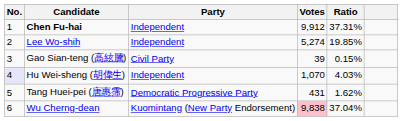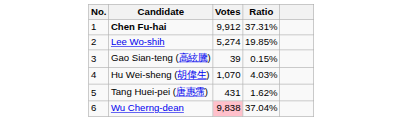- column: (213, 12)
(9, 75) lavender background -> (94, 75) no background
